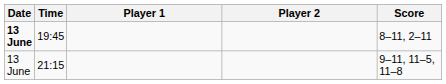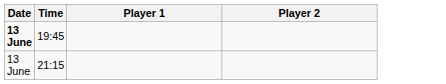- column: (409, 13)
